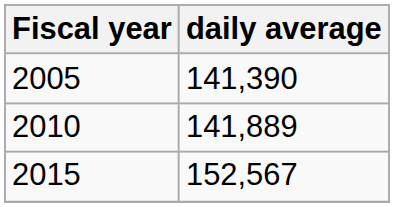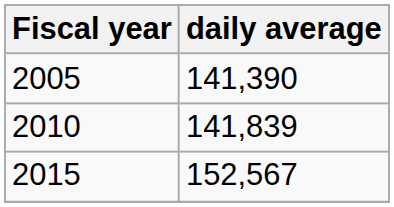(242, 126) 141,889 -> (242, 126) 141,839
